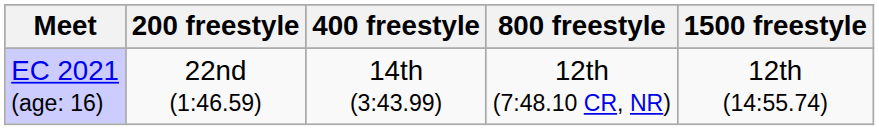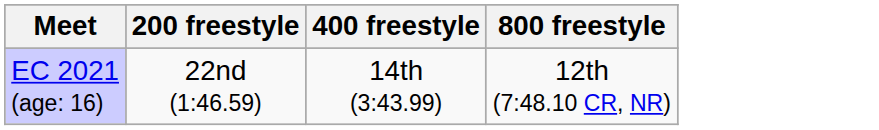- column: (775, 26)
